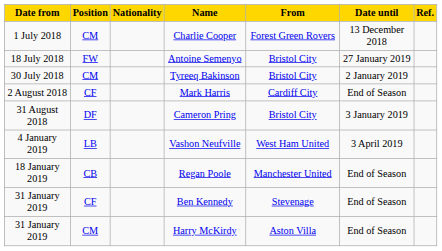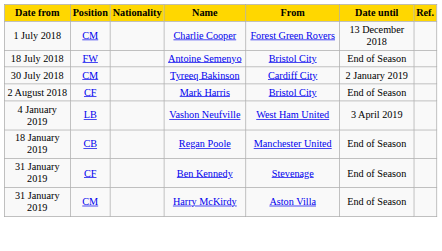(377, 59) 27 January 2019 -> (377, 59) End of Season
(293, 75) Bristol City -> (293, 75) Cardiff City
(293, 92) Cardiff City -> (293, 92) Bristol City
- row: (205, 115)
